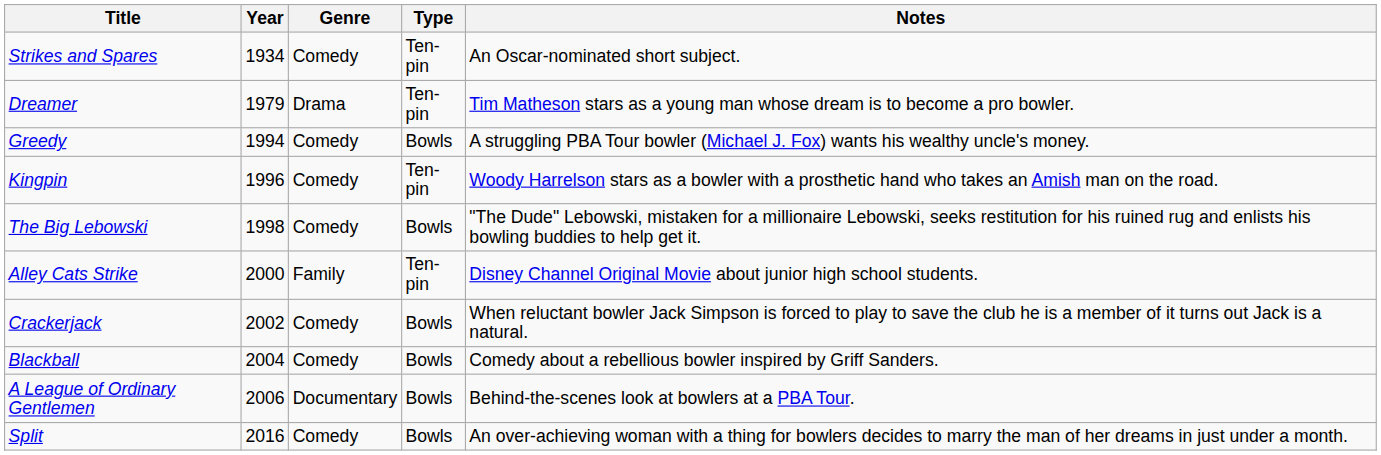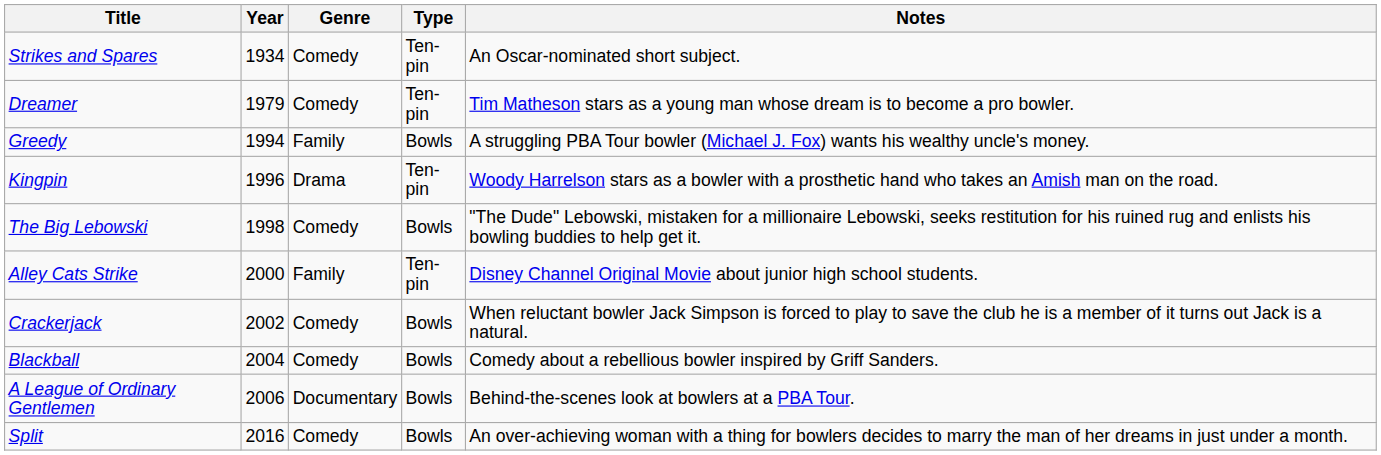(319, 103) Drama -> (325, 103) Comedy
(325, 141) Comedy -> (319, 141) Family
(325, 179) Comedy -> (319, 179) Drama
